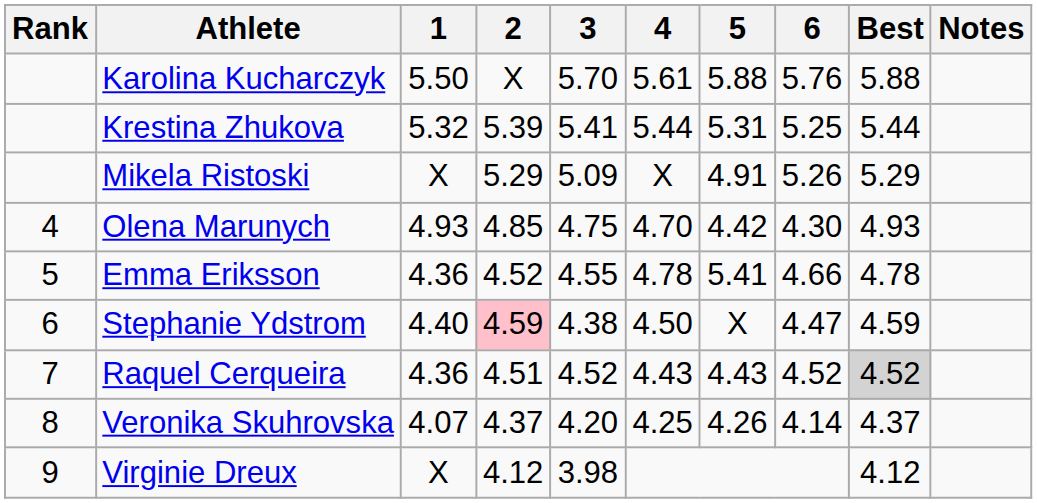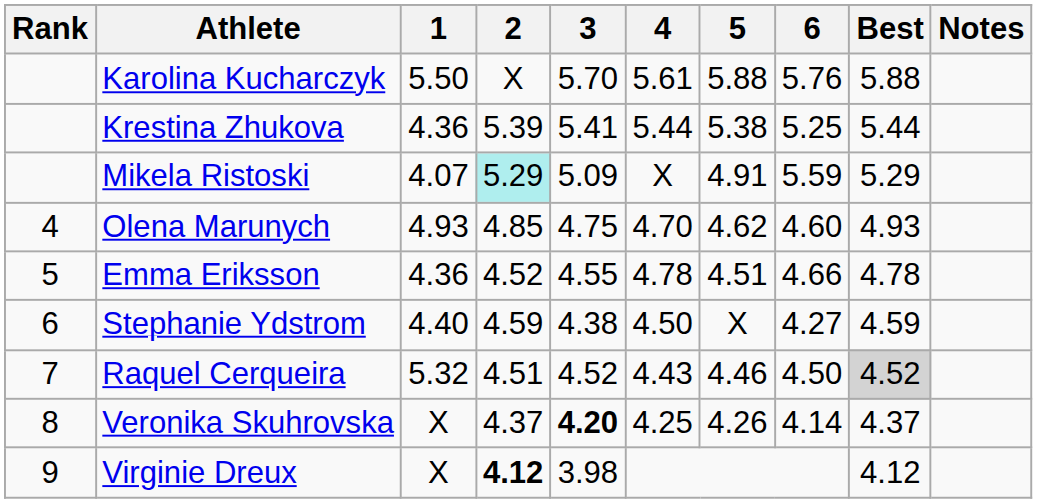(438, 127) 5.32 -> (438, 127) 4.36
(737, 127) 5.31 -> (737, 127) 5.38
(438, 176) X -> (438, 176) 4.07
(513, 176) no background -> (513, 176) paleturquoise background
(812, 176) 5.26 -> (812, 176) 5.59
(737, 226) 4.42 -> (737, 226) 4.62
(812, 226) 4.30 -> (812, 226) 4.60
(737, 275) 5.41 -> (737, 275) 4.51
(513, 324) pink background -> (513, 324) no background
(812, 324) 4.47 -> (812, 324) 4.27
(438, 373) 4.36 -> (438, 373) 5.32
(737, 373) 4.43 -> (737, 373) 4.46
(812, 373) 4.52 -> (812, 373) 4.50
(438, 422) 4.07 -> (438, 422) X
(588, 422) normal -> (588, 422) bold
(513, 472) normal -> (513, 472) bold
